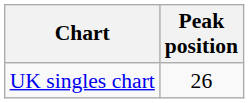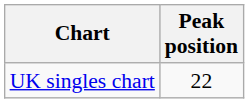(201, 80) 26 -> (201, 80) 22
